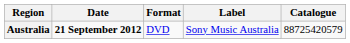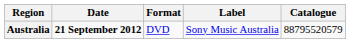(313, 30) 88725420579 -> (313, 30) 88795520579
